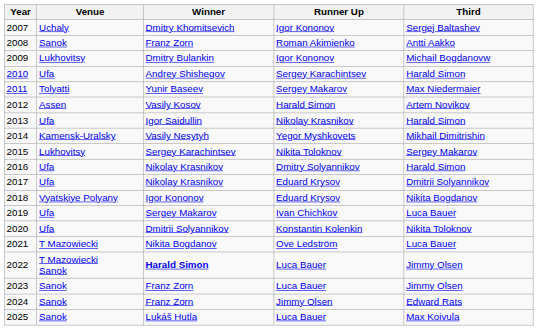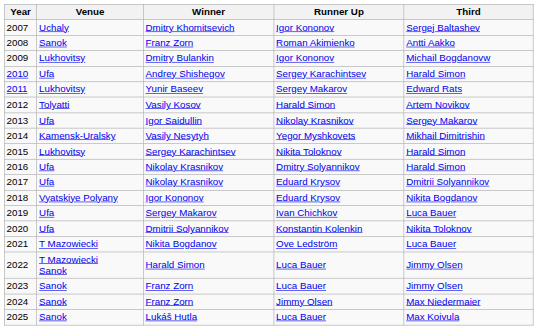(54, 89) Tolyatti -> (62, 89) Lukhovitsy
(443, 89) Max Niedermaier -> (434, 89) Edward Rats
(53, 105) Assen -> (54, 105) Tolyatti
(436, 120) Harald Simon -> (442, 120) Sergey Makarov
(442, 151) Sergey Makarov -> (436, 151) Harald Simon
(177, 265) bold -> (175, 265) normal
(434, 301) Edward Rats -> (443, 301) Max Niedermaier
